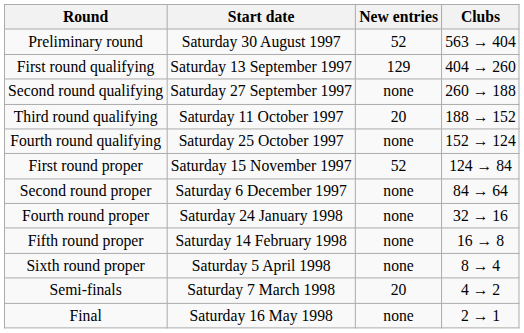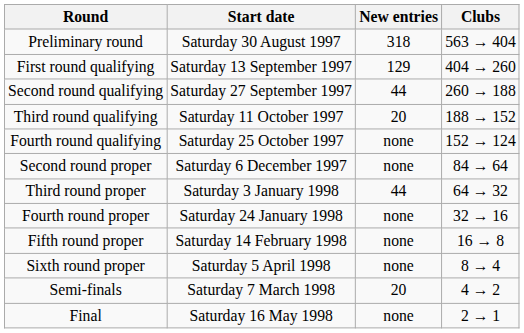(399, 41) 52 -> (399, 41) 318
(399, 91) none -> (399, 91) 44
- row: (86, 166)
+ row: (86, 191)
